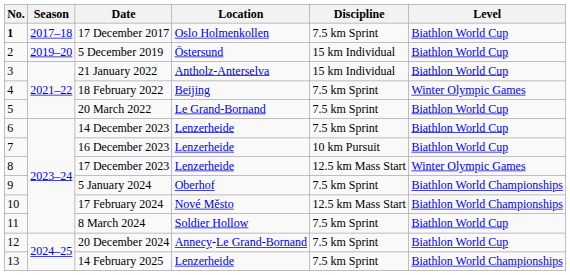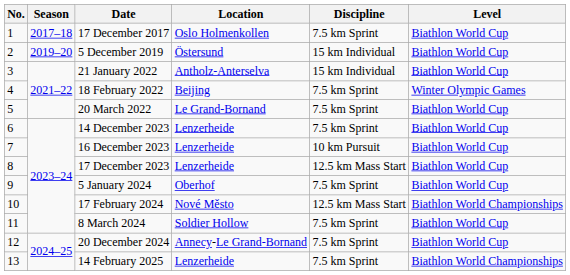(10, 33) bold -> (10, 33) normal
(468, 166) Winter Olympic Games -> (460, 166) Biathlon World Cup
(487, 185) Biathlon World Championships -> (460, 185) Biathlon World Cup
